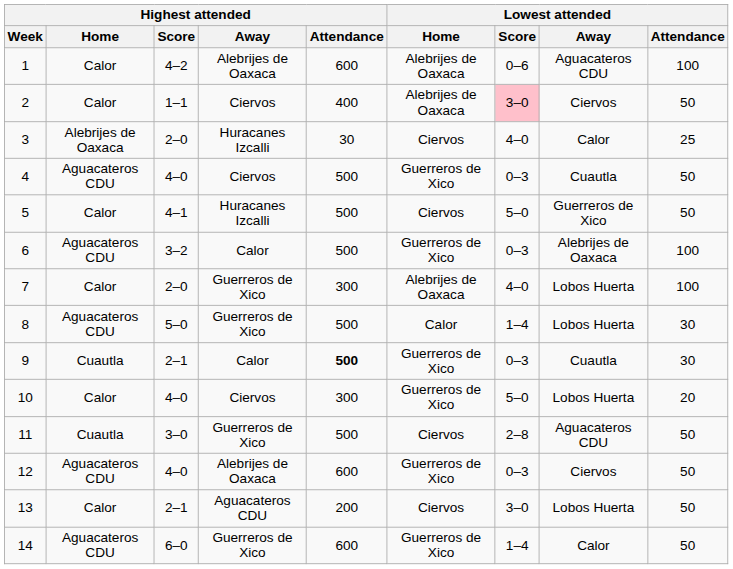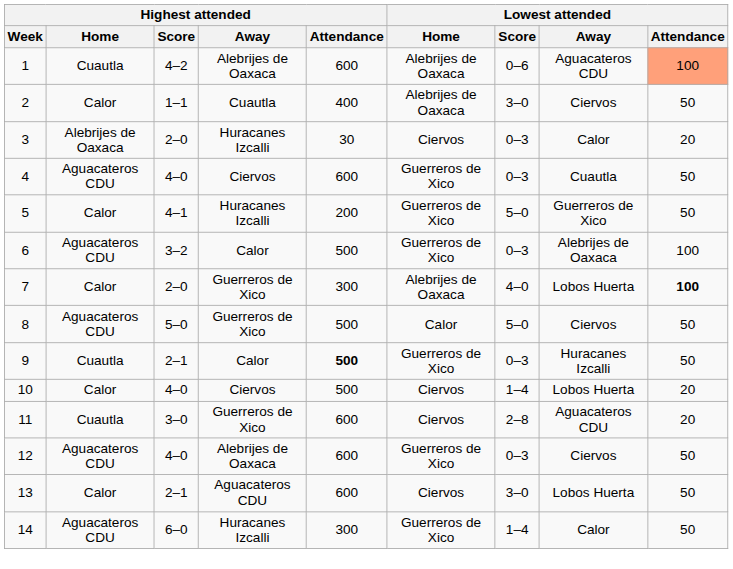(100, 66) Calor -> (100, 66) Cuautla
(688, 66) no background -> (688, 66) lightsalmon background
(252, 102) Ciervos -> (252, 102) Cuautla
(517, 102) pink background -> (517, 102) no background
(517, 139) 4–0 -> (517, 139) 0–3
(688, 139) 25 -> (688, 139) 20
(347, 176) 500 -> (347, 176) 600
(347, 213) 500 -> (347, 213) 200
(441, 213) Ciervos -> (441, 213) Guerreros de Xico
(688, 287) normal -> (688, 287) bold
(517, 324) 1–4 -> (517, 324) 5–0
(593, 324) Lobos Huerta -> (593, 324) Ciervos
(688, 324) 30 -> (688, 324) 50
(593, 361) Cuautla -> (593, 361) Huracanes Izcalli
(688, 361) 30 -> (688, 361) 50
(347, 397) 300 -> (347, 390) 500
(441, 397) Guerreros de Xico -> (441, 390) Ciervos
(517, 397) 5–0 -> (517, 390) 1–4
(347, 434) 500 -> (347, 419) 600
(688, 434) 50 -> (688, 419) 20
(347, 508) 200 -> (347, 493) 600
(252, 545) Guerreros de Xico -> (252, 530) Huracanes Izcalli
(347, 545) 600 -> (347, 530) 300
